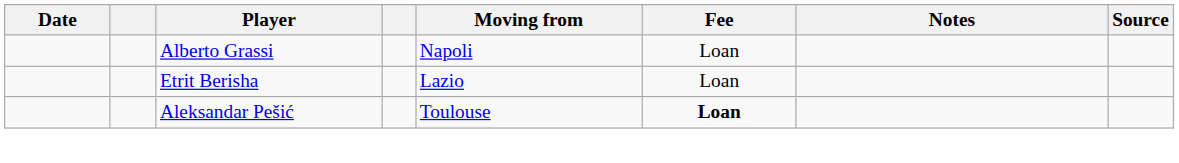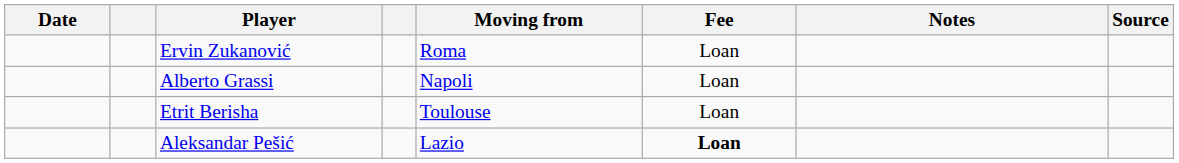+ row: (225, 50)
(442, 81) Lazio -> (455, 111) Toulouse
(455, 111) Toulouse -> (442, 142) Lazio
